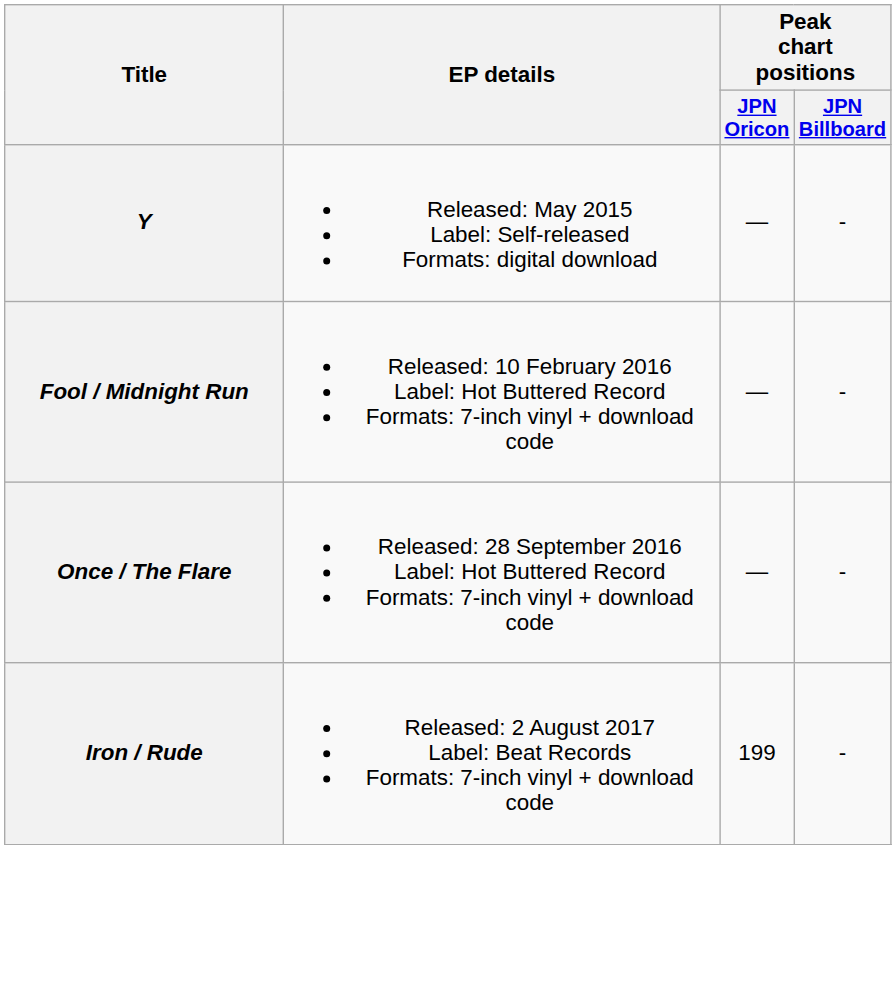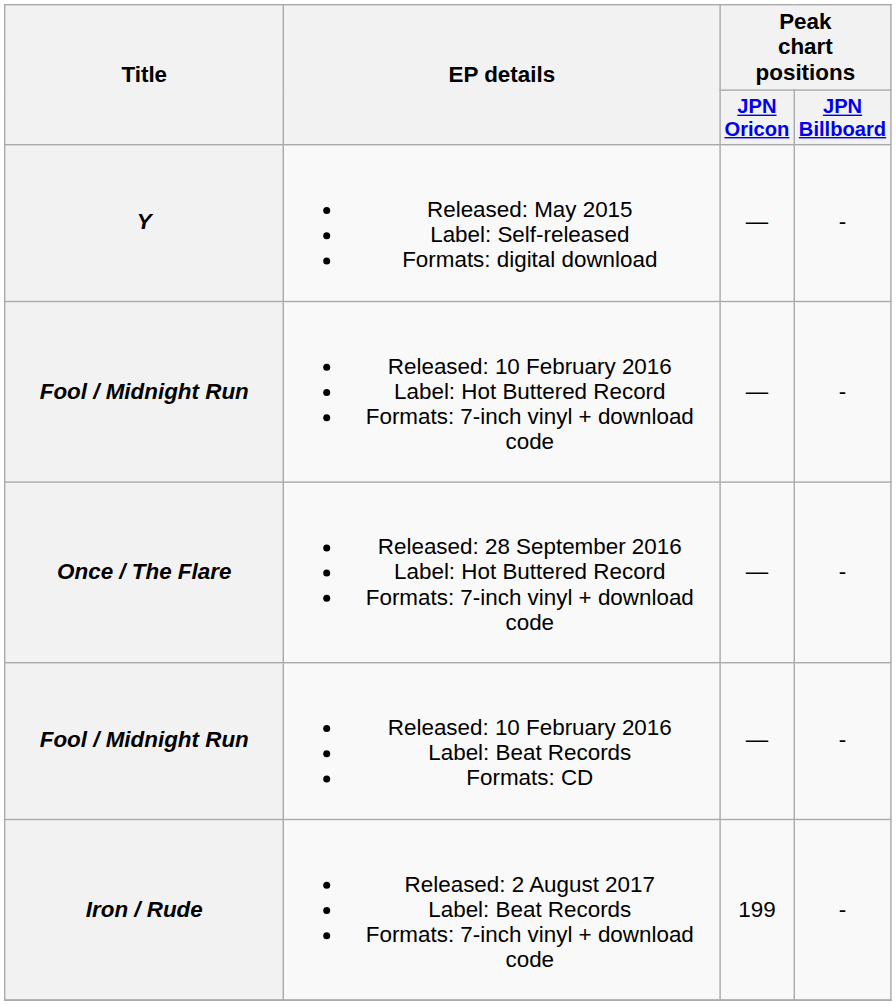+ row: (502, 754)
